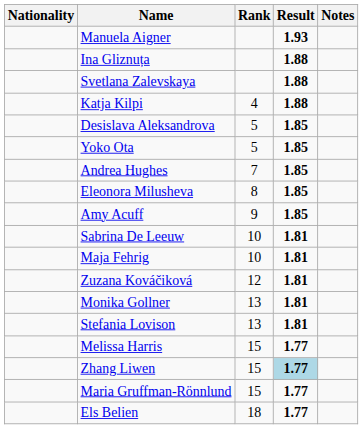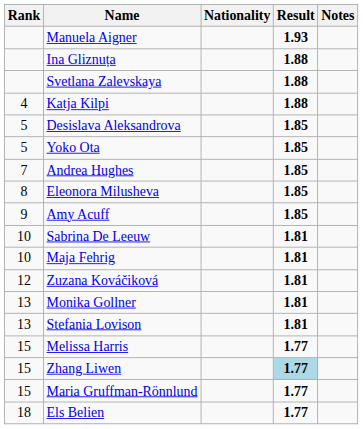columns swapped: (254, 15) <-> (41, 15)
